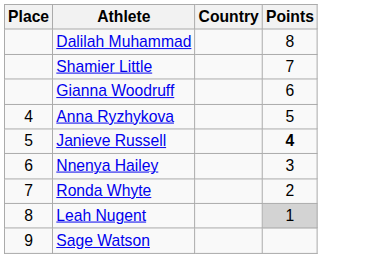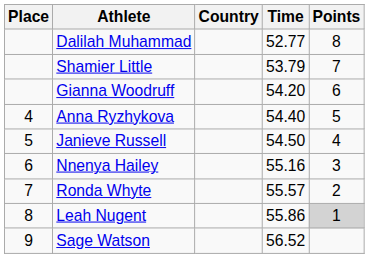+ column: (286, 16)
(290, 141) bold -> (336, 141) normal
